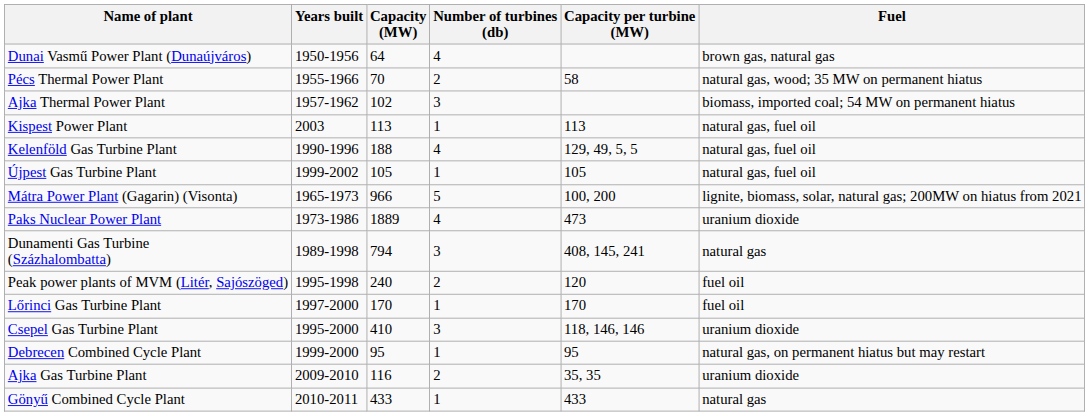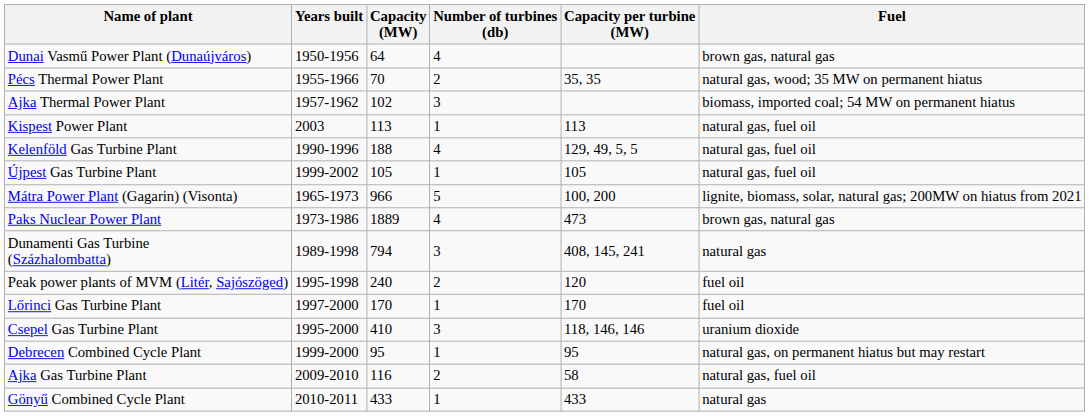(571, 79) 58 -> (582, 79) 35, 35
(751, 219) uranium dioxide -> (768, 219) brown gas, natural gas
(582, 376) 35, 35 -> (571, 376) 58
(751, 376) uranium dioxide -> (759, 376) natural gas, fuel oil
